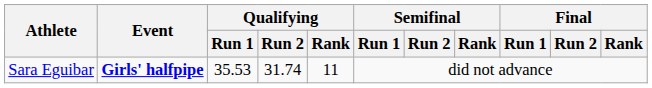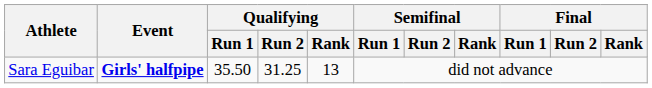(232, 69) 35.53 -> (232, 69) 35.50
(283, 69) 31.74 -> (283, 69) 31.25
(331, 69) 11 -> (331, 69) 13
